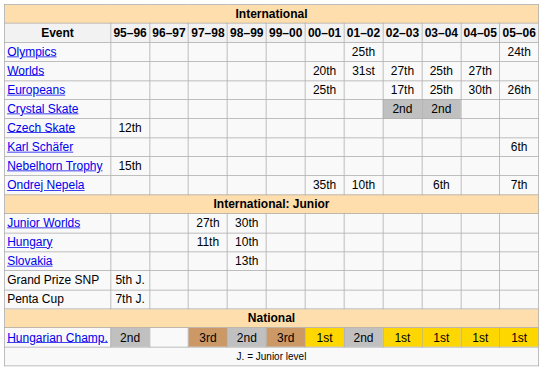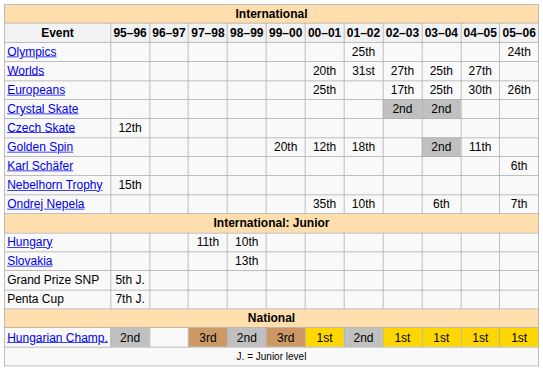+ row: (40, 147)
- row: (44, 223)
